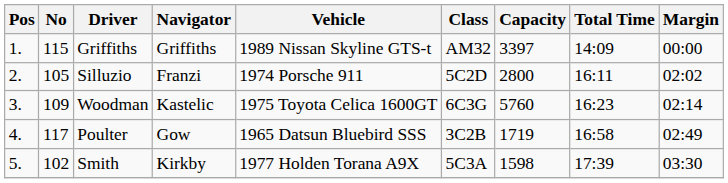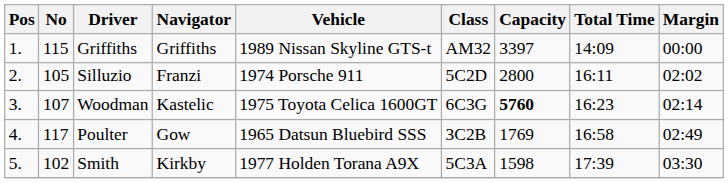(56, 105) 109 -> (56, 105) 107
(517, 105) normal -> (517, 105) bold
(517, 134) 1719 -> (517, 134) 1769
